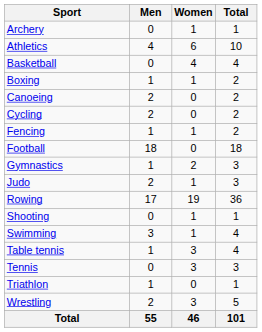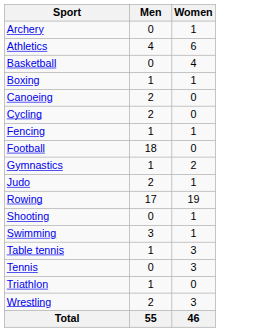- column: (236, 13)
